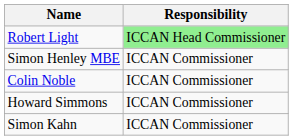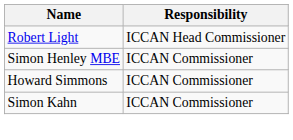(206, 37) lightgreen background -> (206, 37) no background
- row: (41, 80)
